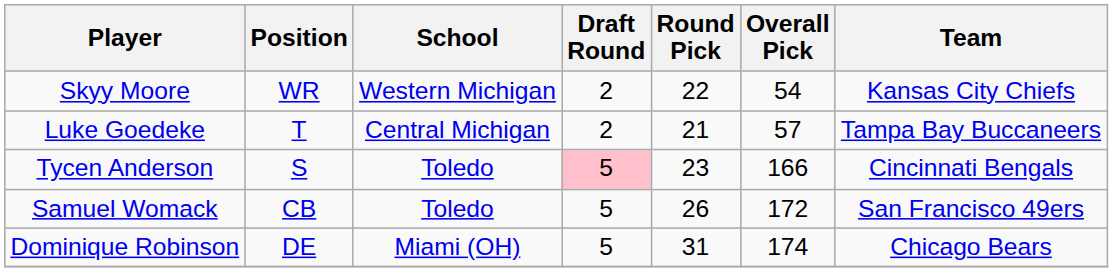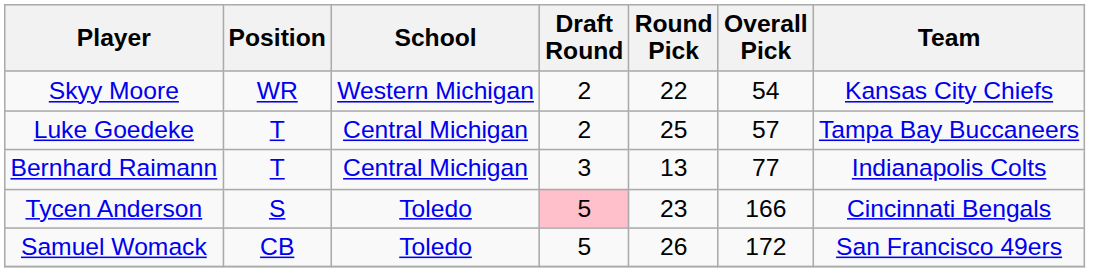(696, 129) 21 -> (674, 129) 25
+ row: (114, 168)
- row: (125, 247)
